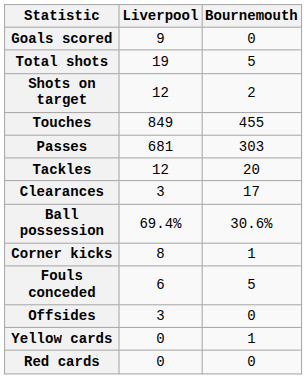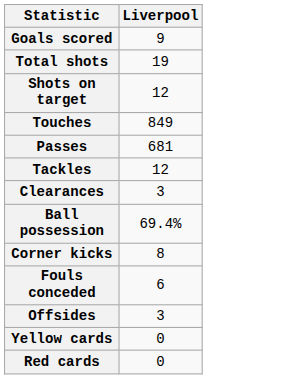- column: (251, 16)
